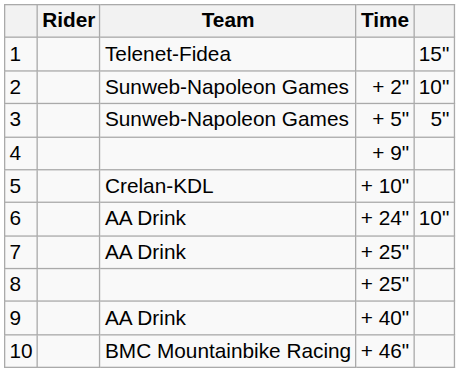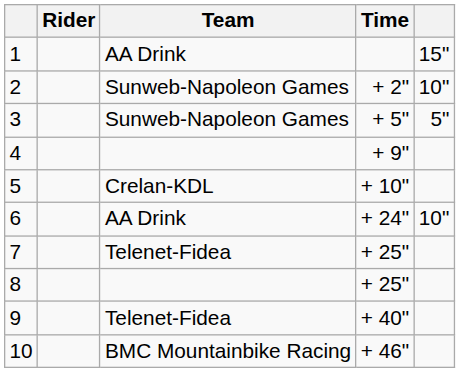(168, 53) Telenet-Fidea -> (145, 53) AA Drink
(145, 251) AA Drink -> (168, 251) Telenet-Fidea
(145, 317) AA Drink -> (168, 317) Telenet-Fidea
